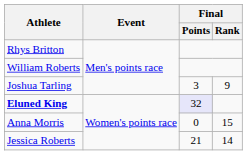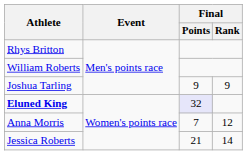(196, 86) 3 -> (196, 86) 9
(196, 122) 0 -> (196, 122) 7
(227, 122) 15 -> (227, 122) 12
